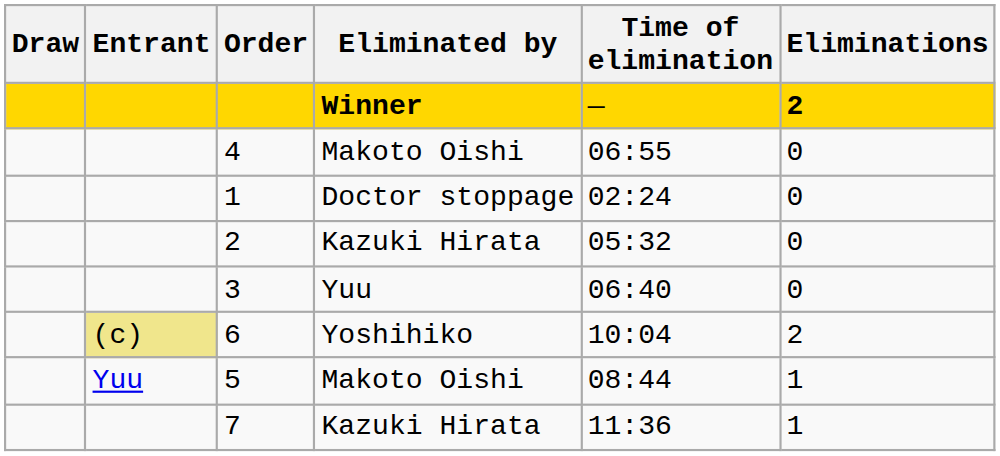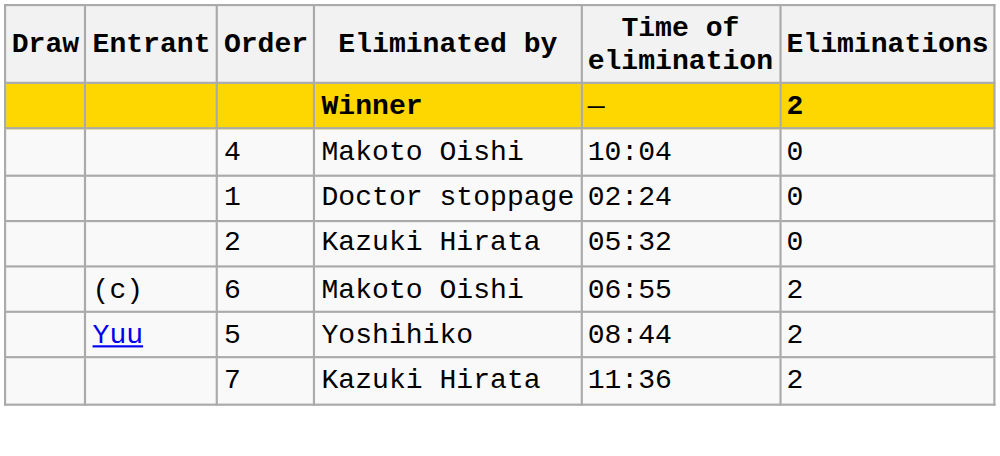(630, 152) 06:55 -> (630, 152) 10:04
- row: (232, 289)
(118, 335) khaki background -> (118, 289) no background
(397, 335) Yoshihiko -> (423, 289) Makoto Oishi
(630, 335) 10:04 -> (630, 289) 06:55
(423, 381) Makoto Oishi -> (397, 335) Yoshihiko
(795, 381) 1 -> (795, 335) 2
(795, 426) 1 -> (795, 381) 2
